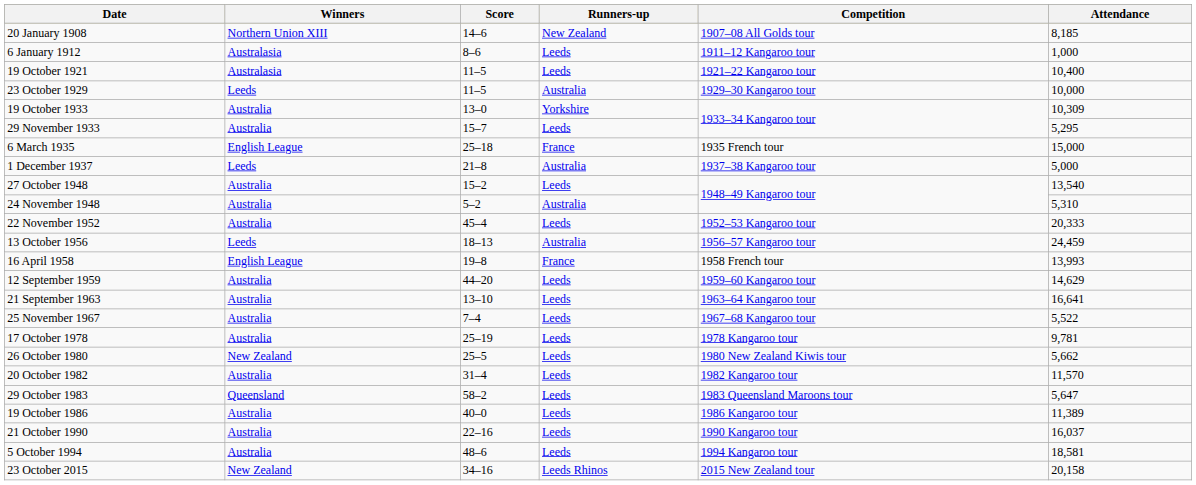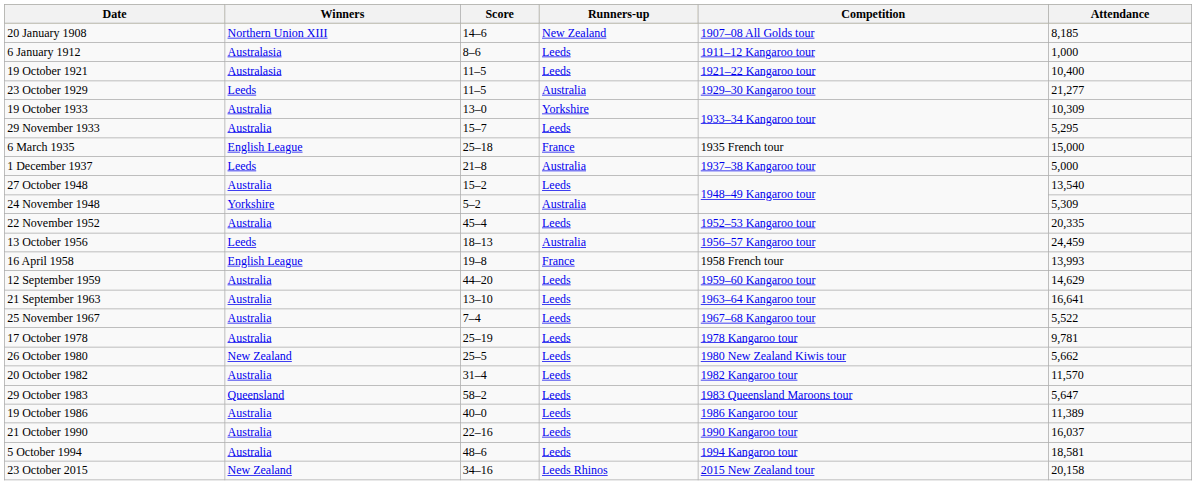(1068, 90) 10,000 -> (1068, 90) 21,277
(250, 204) Australia -> (251, 204) Yorkshire
(1065, 204) 5,310 -> (1065, 204) 5,309
(1068, 223) 20,333 -> (1068, 223) 20,335
